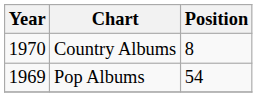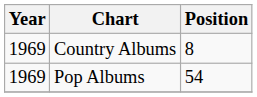(27, 48) 1970 -> (27, 48) 1969
